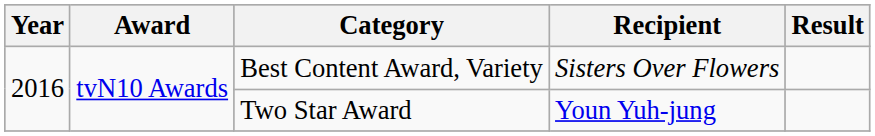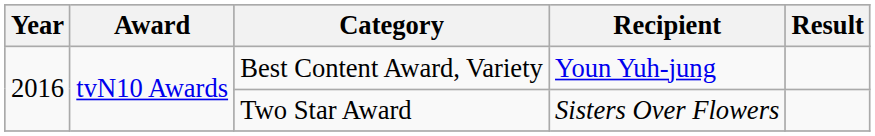(667, 67) Sisters Over Flowers -> (635, 67) Youn Yuh-jung
(635, 109) Youn Yuh-jung -> (667, 109) Sisters Over Flowers
